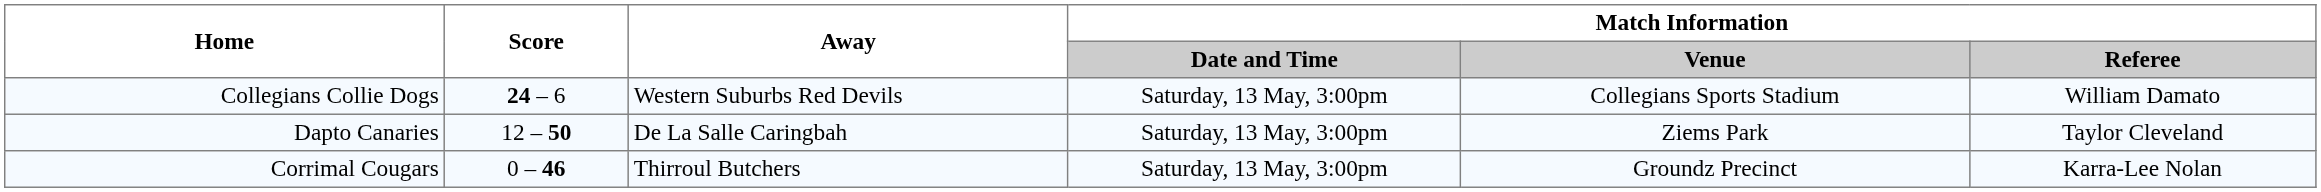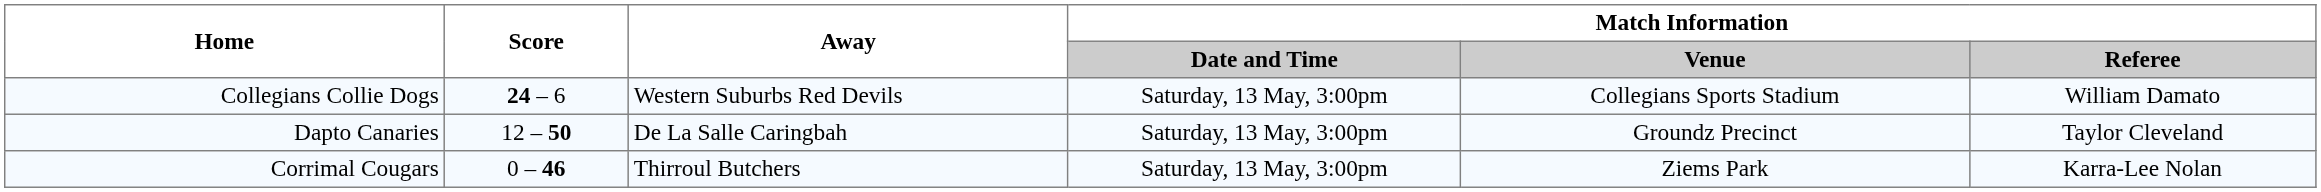(1715, 132) Ziems Park -> (1715, 132) Groundz Precinct
(1715, 168) Groundz Precinct -> (1715, 168) Ziems Park
